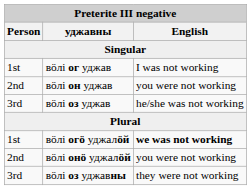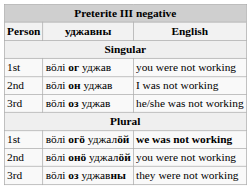(177, 67) I was not working -> (186, 67) you were not working
(186, 85) you were not working -> (177, 85) I was not working
